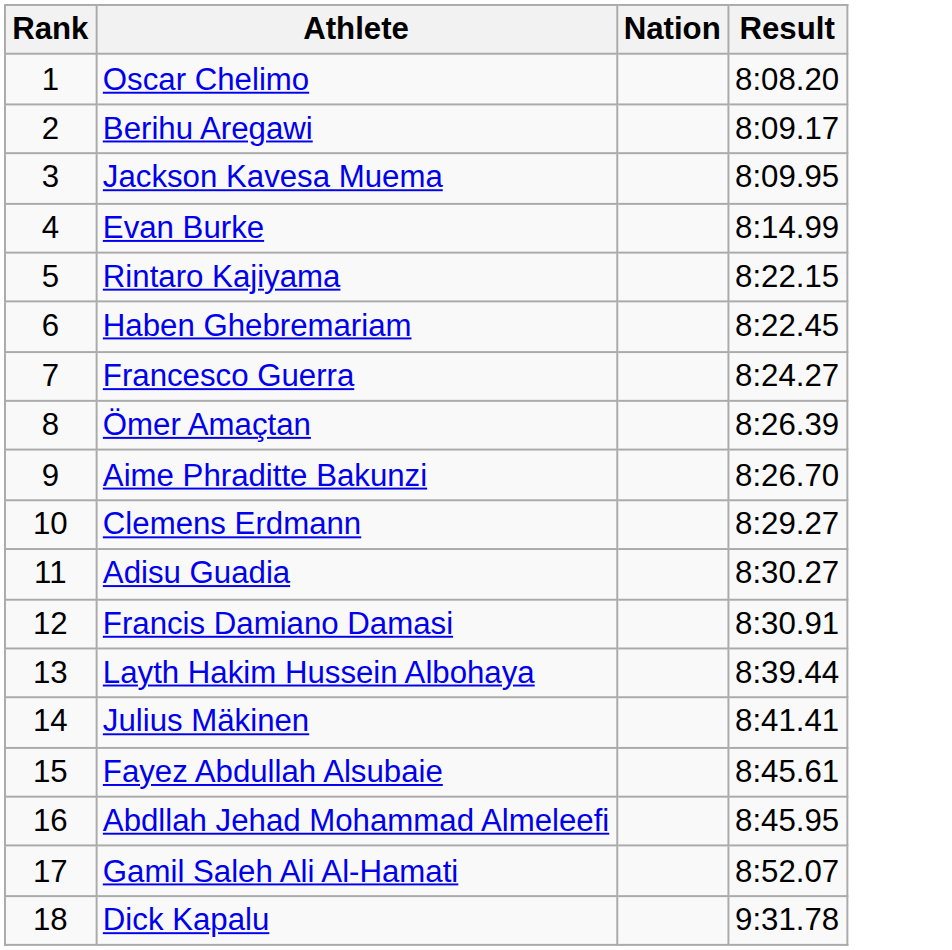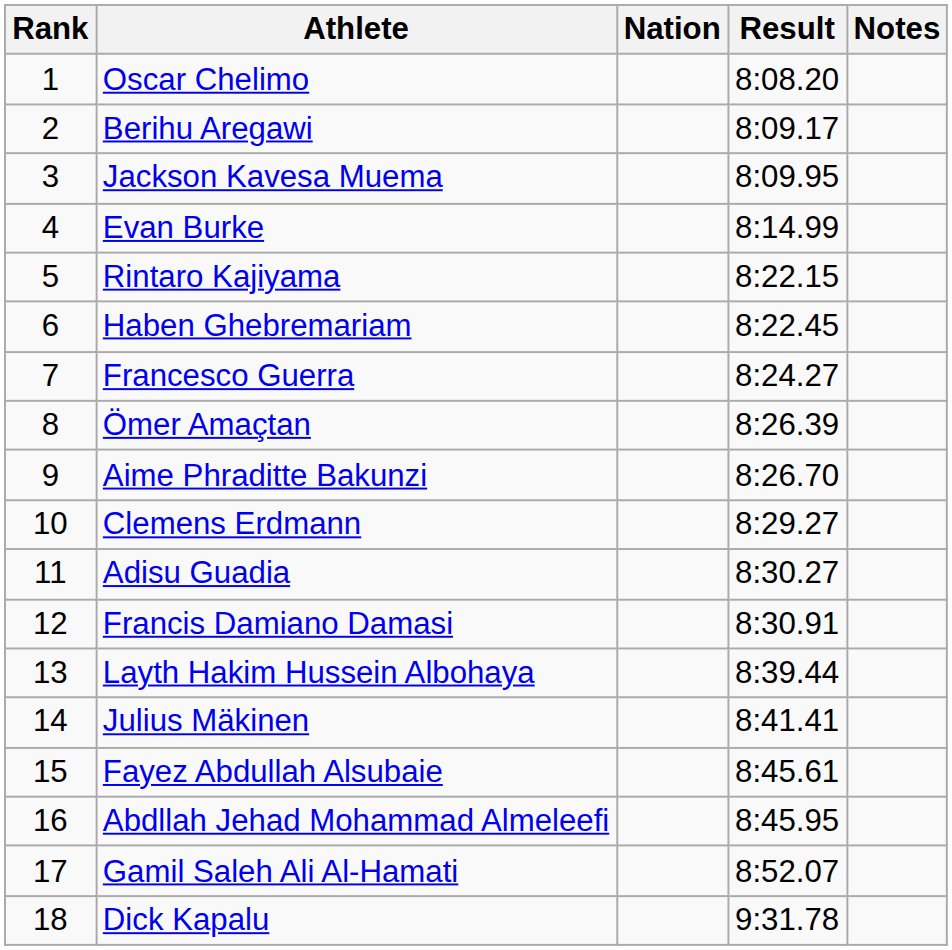+ column: (897, 29)
